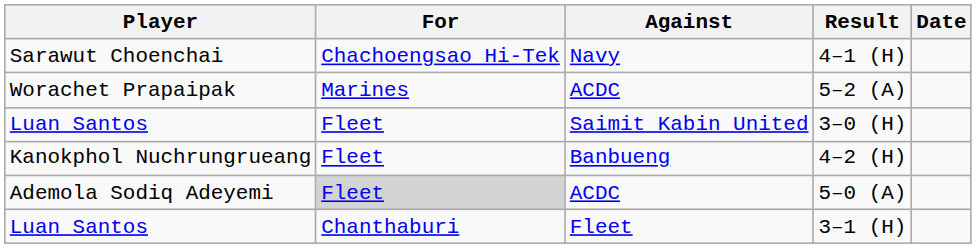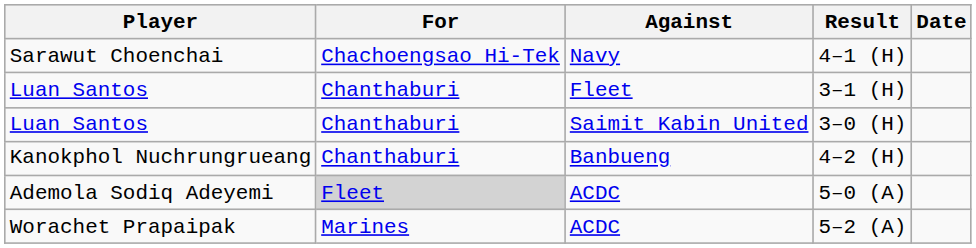rows swapped: (862, 90) <-> (862, 227)
(353, 124) Fleet -> (390, 124) Chanthaburi
(353, 158) Fleet -> (390, 158) Chanthaburi
